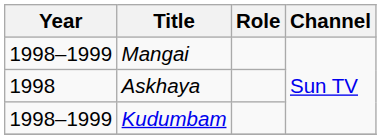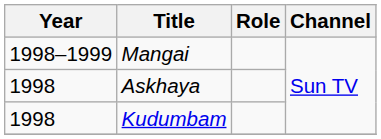(61, 119) 1998–1999 -> (32, 119) 1998
